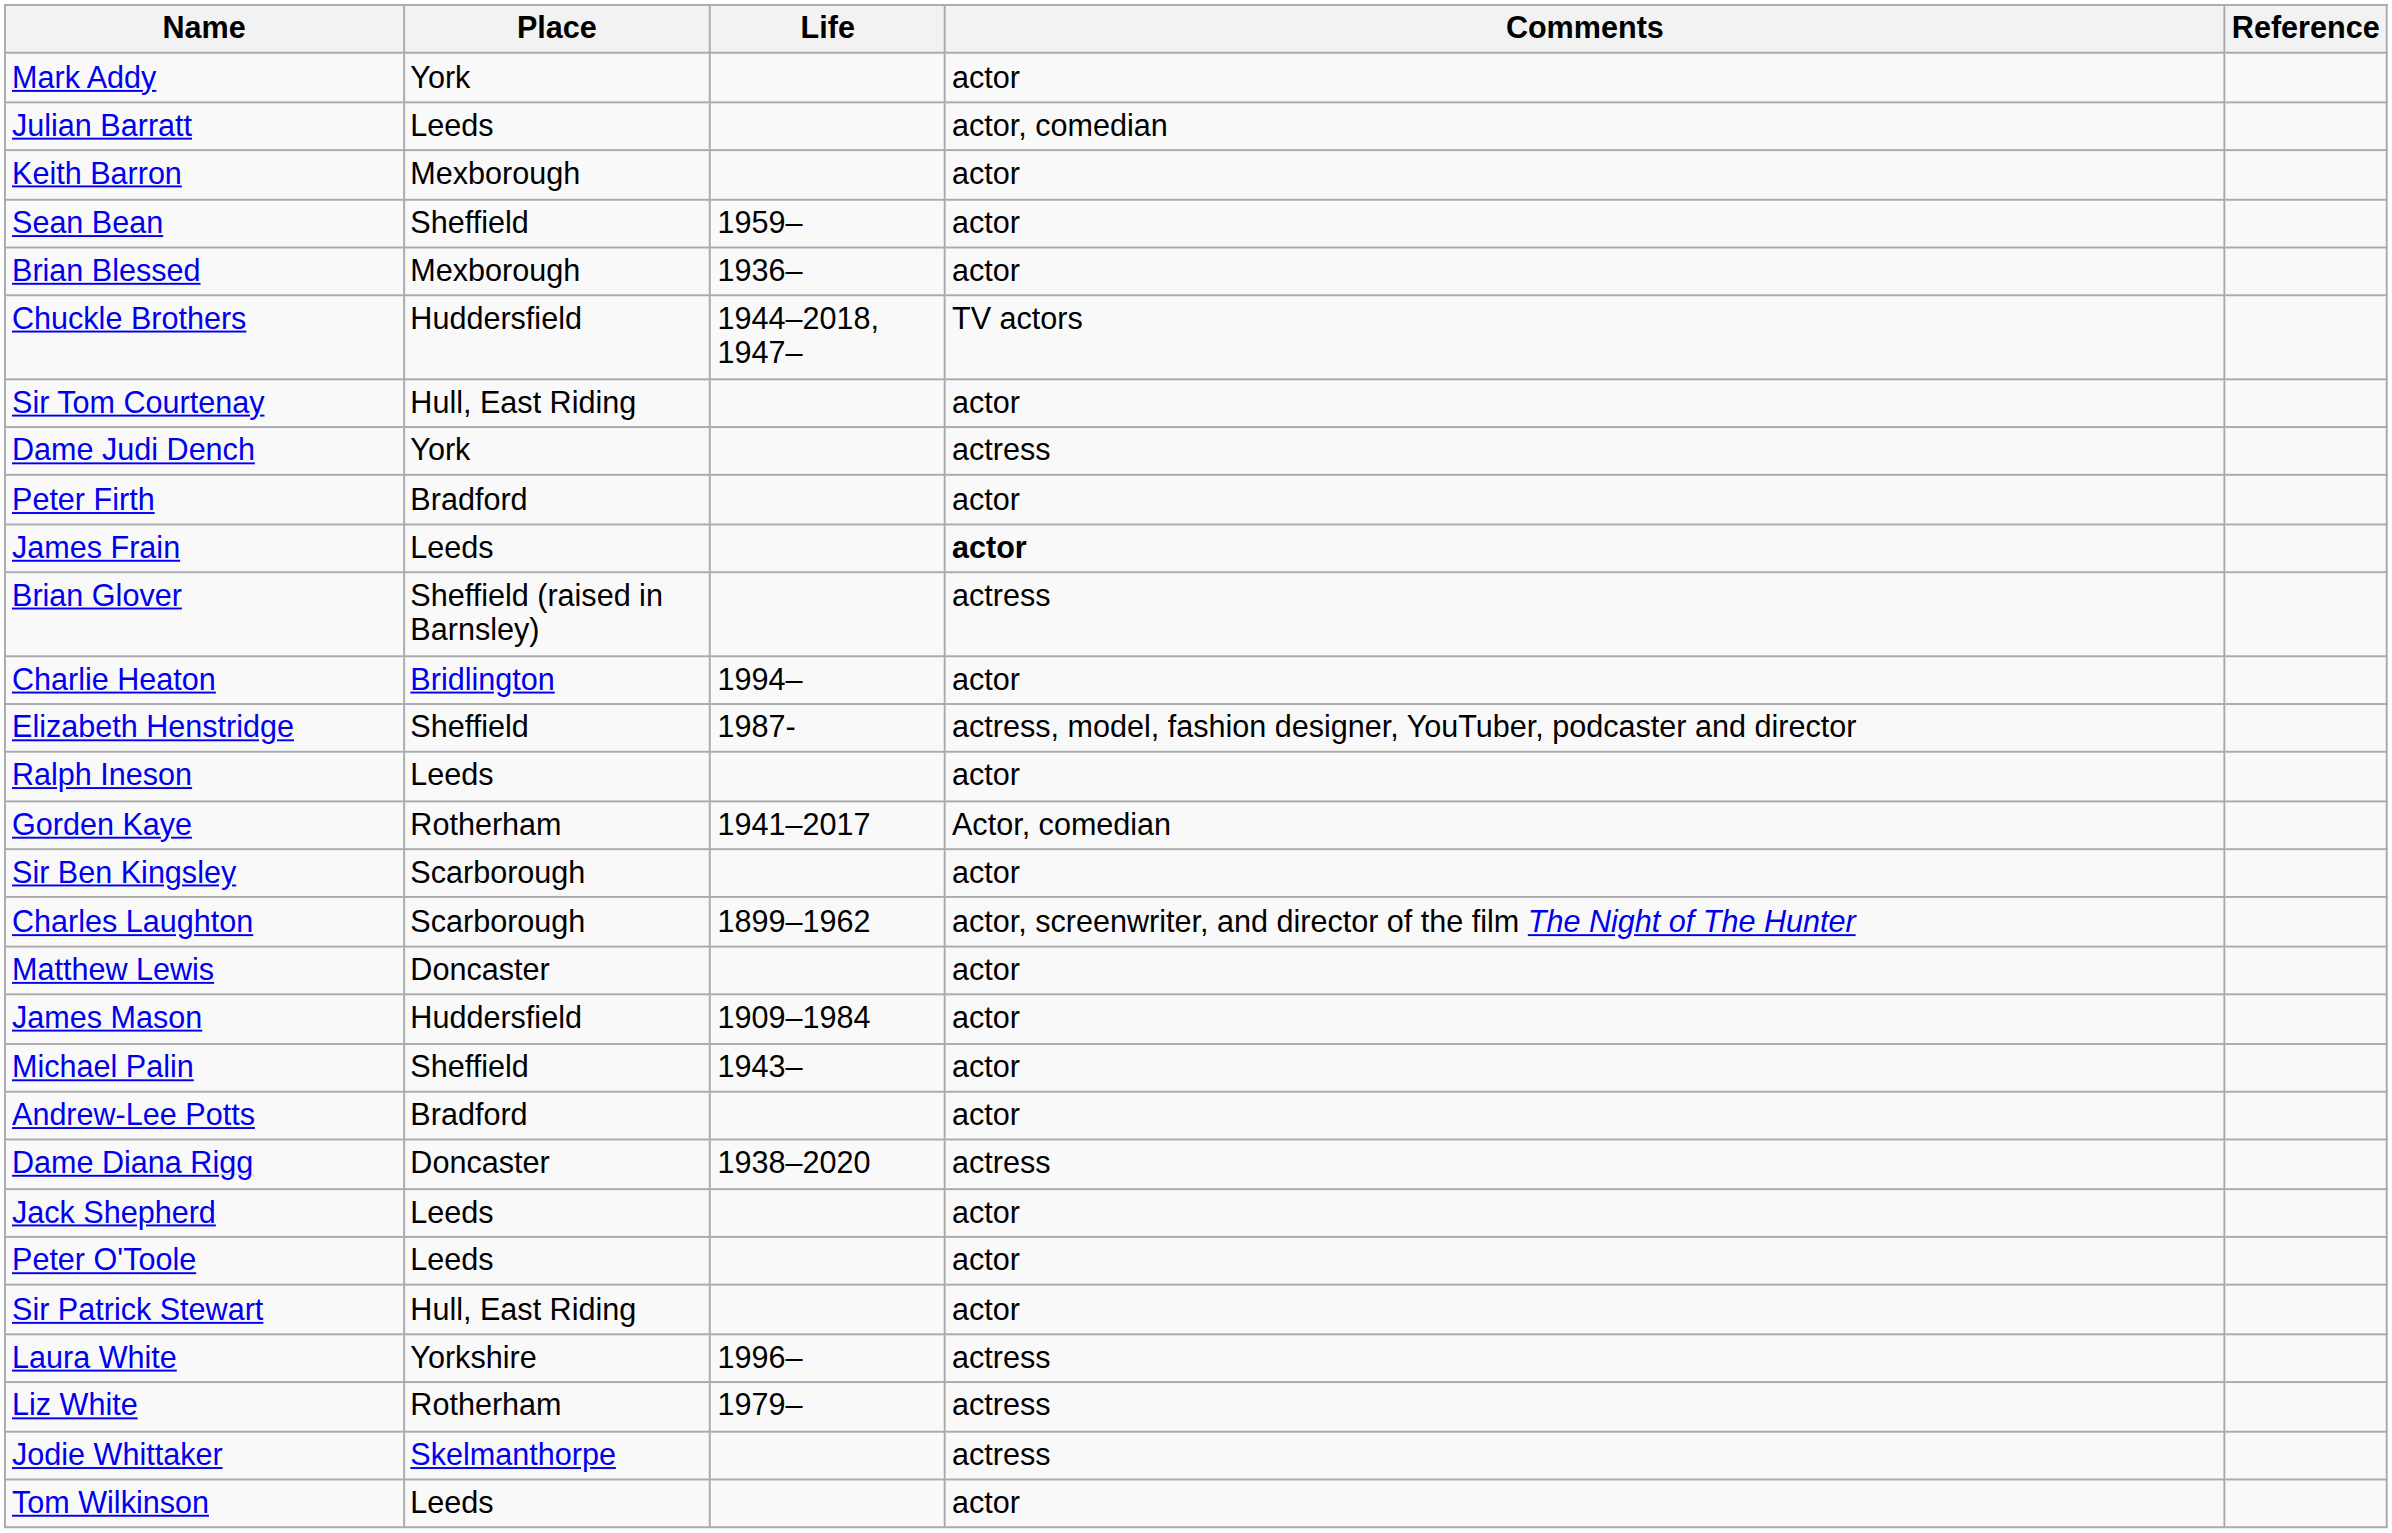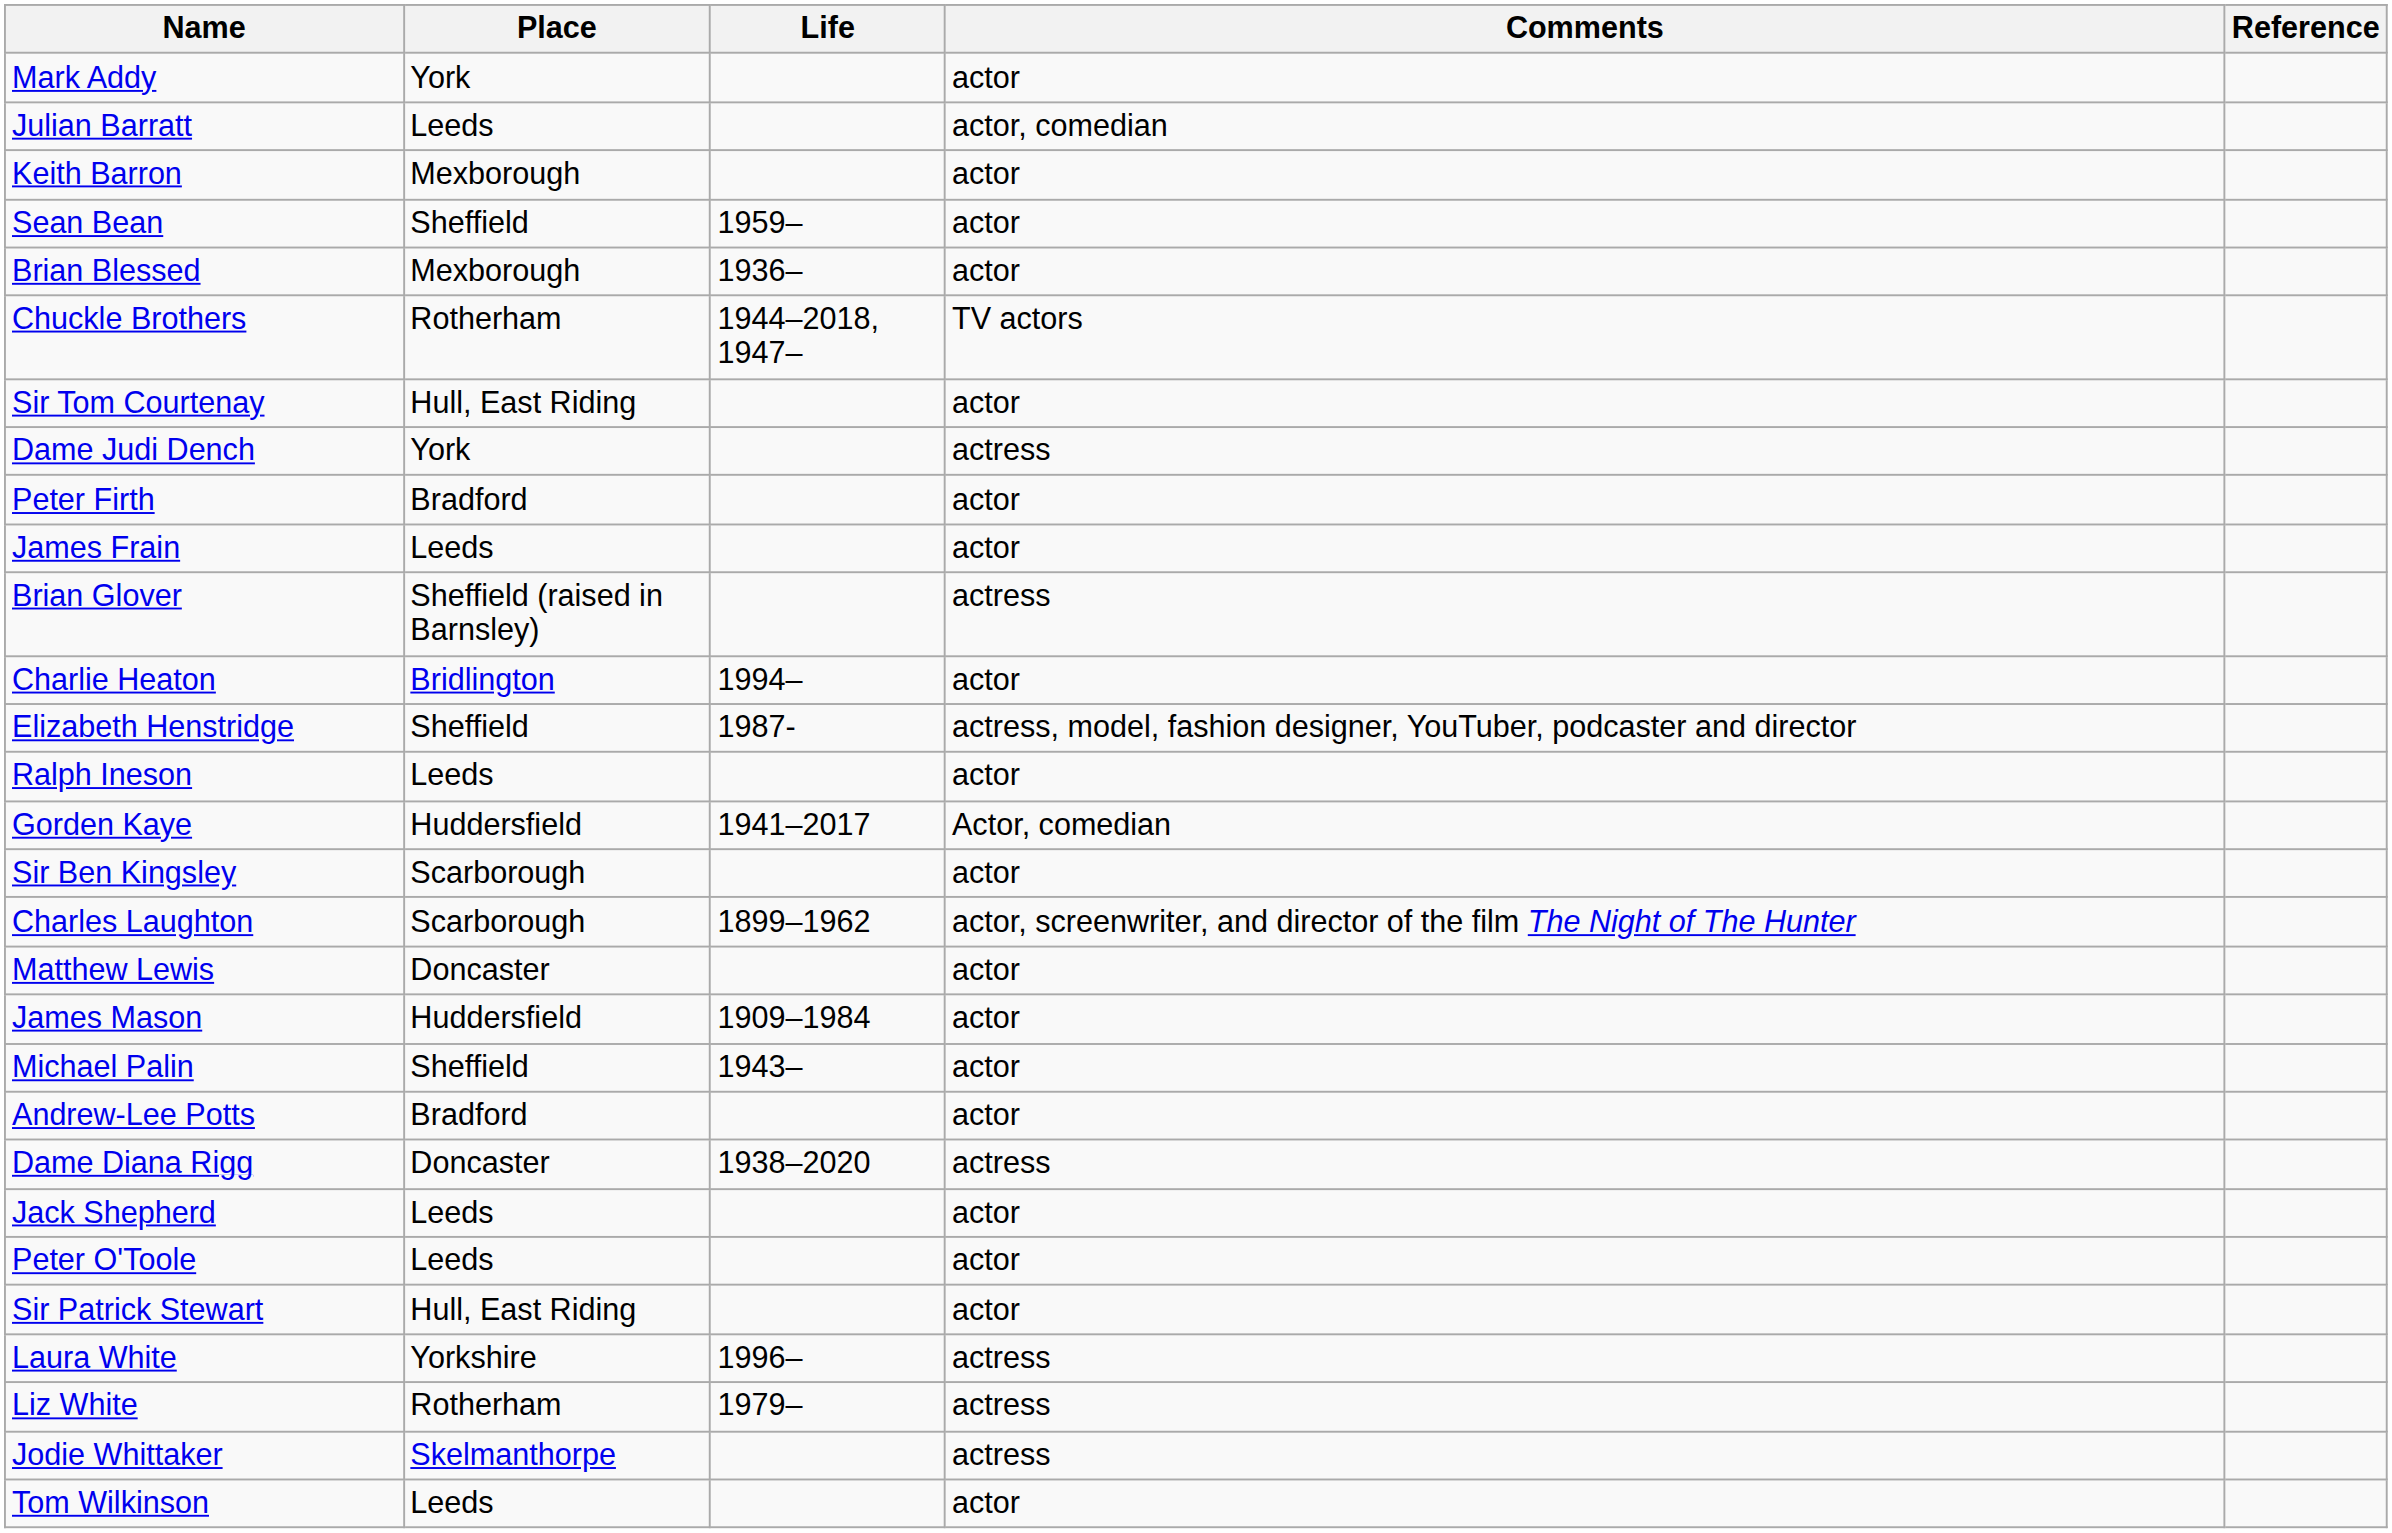(496, 319) Huddersfield -> (486, 319) Rotherham
(989, 547) bold -> (986, 547) normal
(486, 824) Rotherham -> (496, 824) Huddersfield
